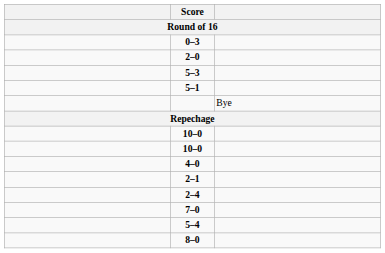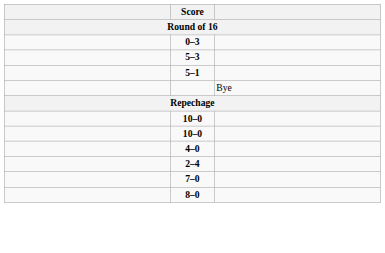- row: (192, 57)
- row: (192, 179)
- row: (192, 225)
